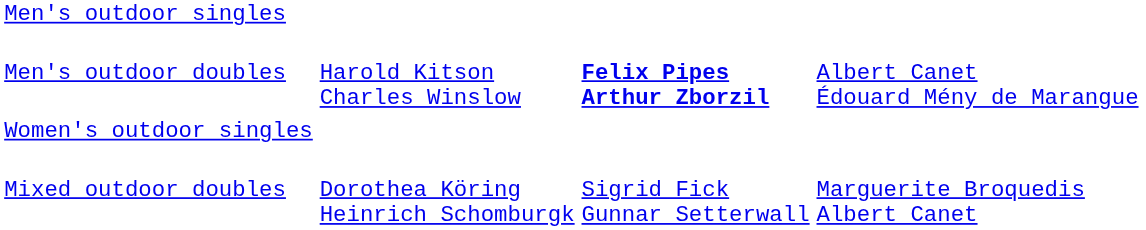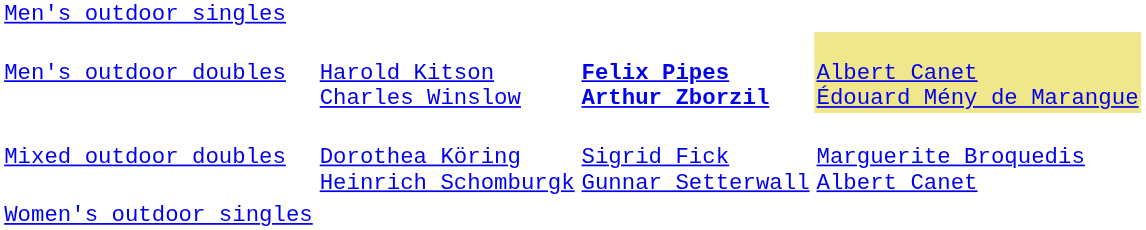(978, 85) no background -> (978, 85) khaki background
rows swapped: (158, 131) <-> (145, 190)
